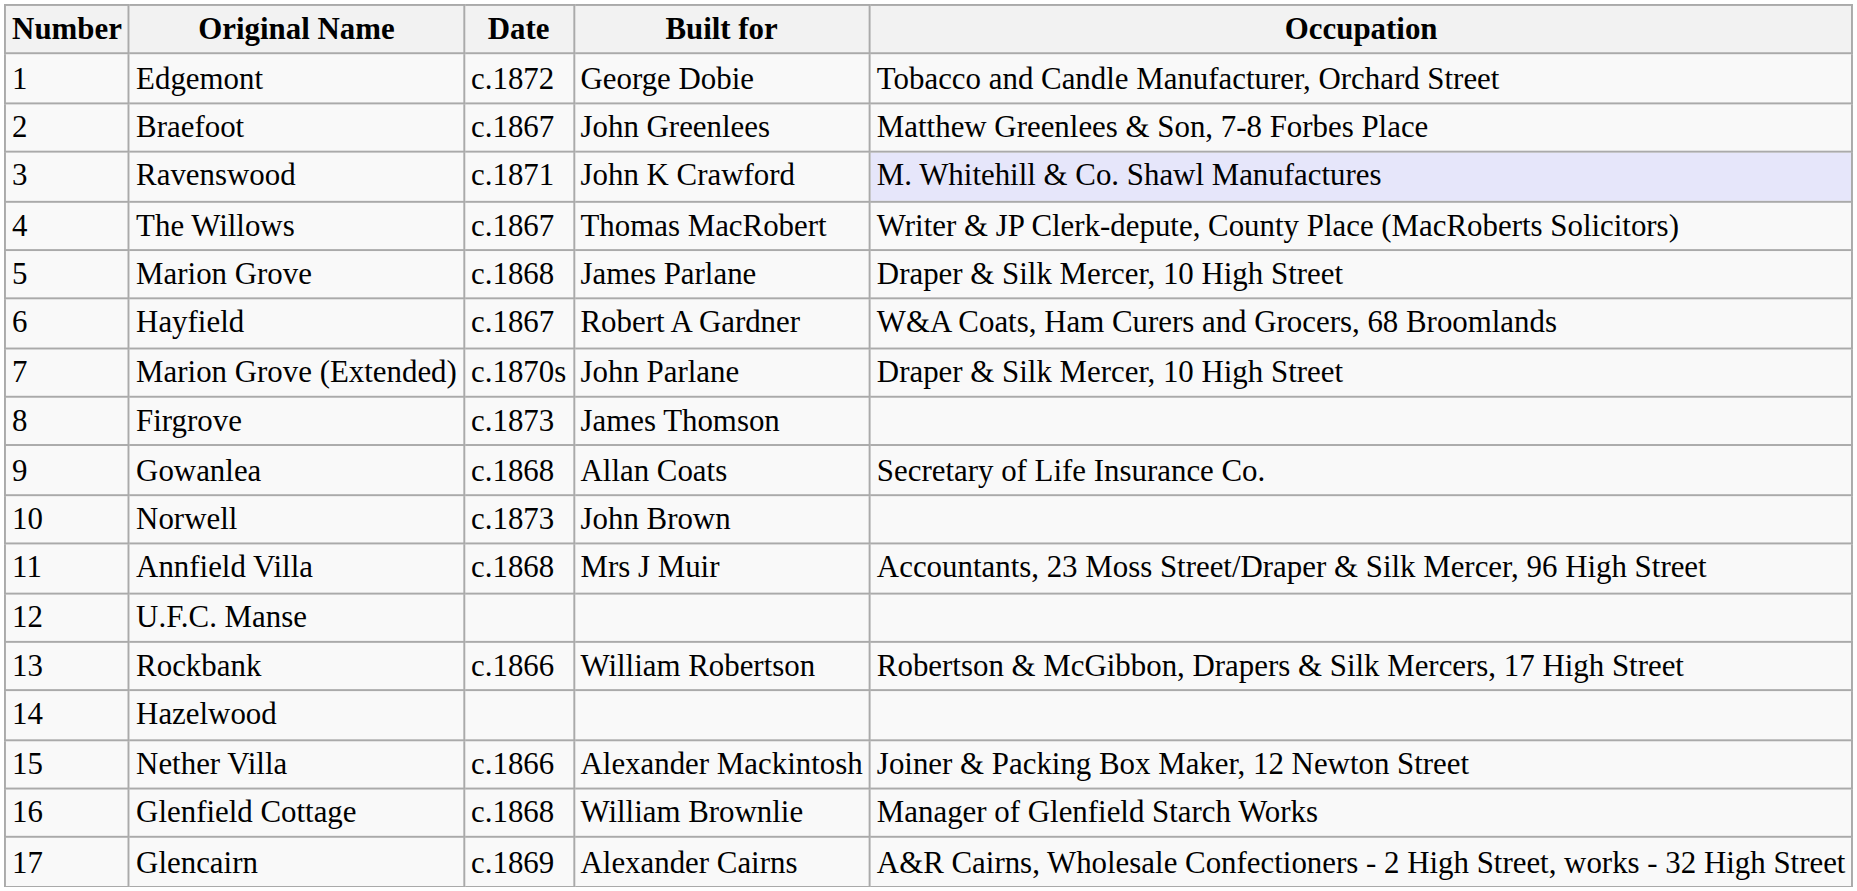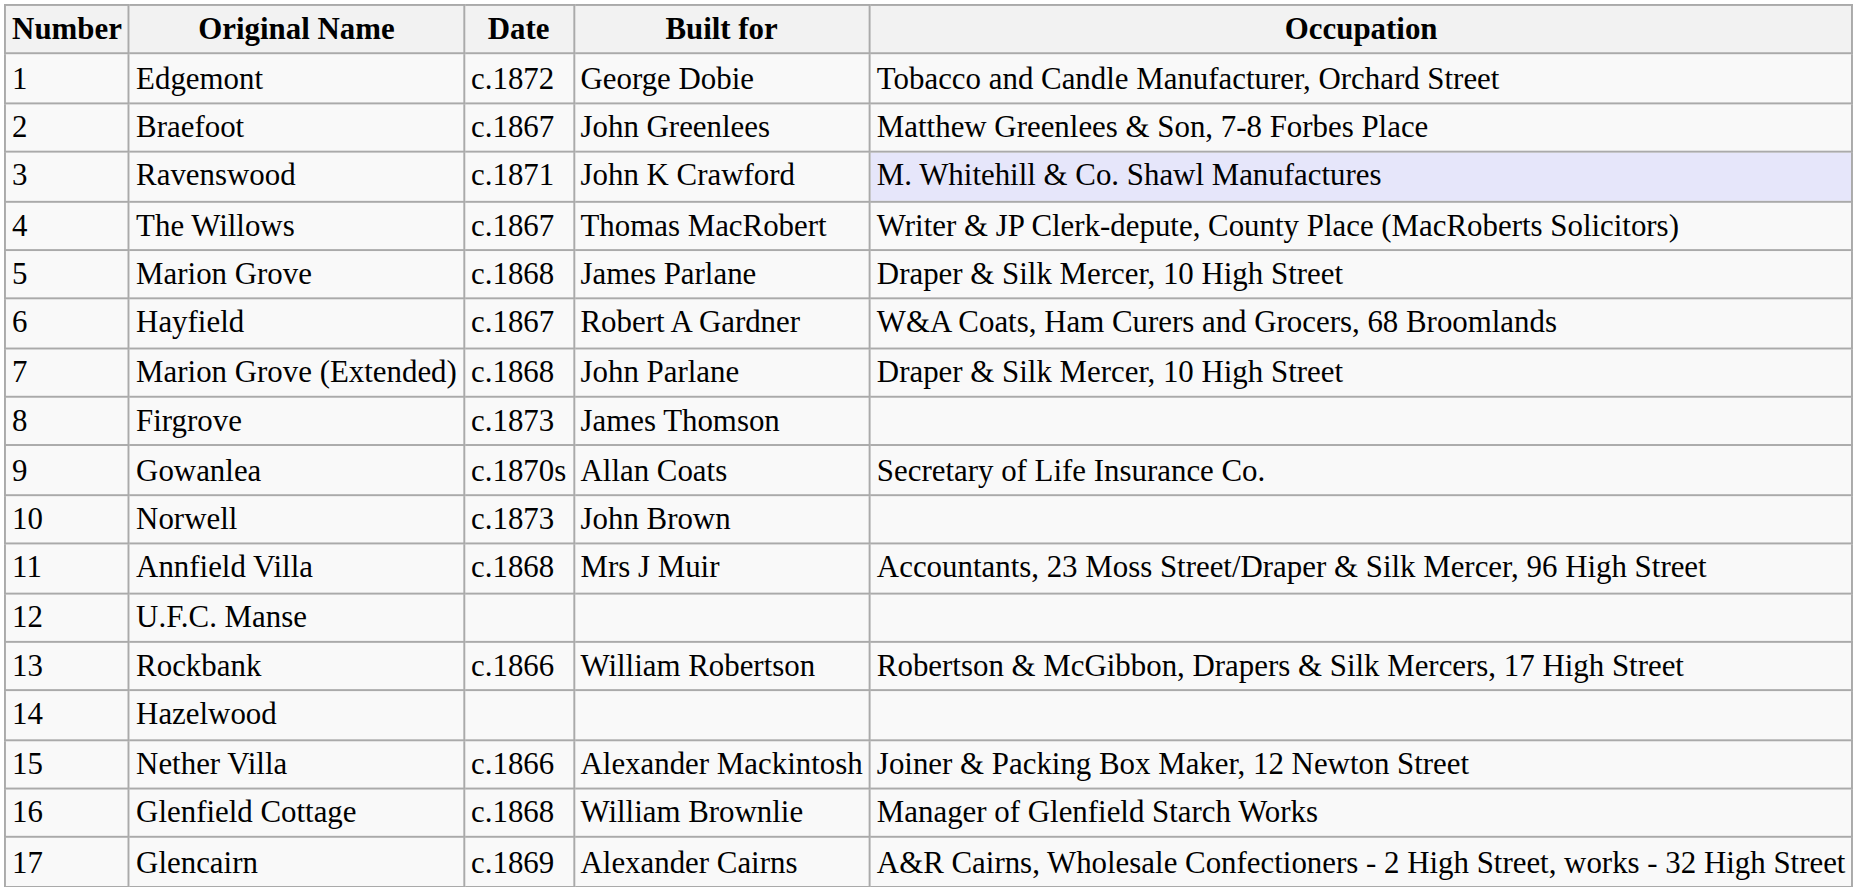(519, 371) c.1870s -> (513, 371) c.1868
(513, 469) c.1868 -> (519, 469) c.1870s
